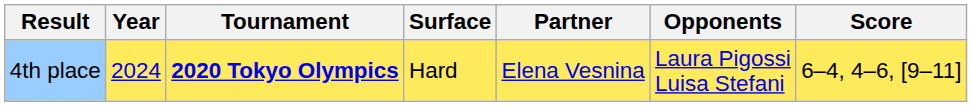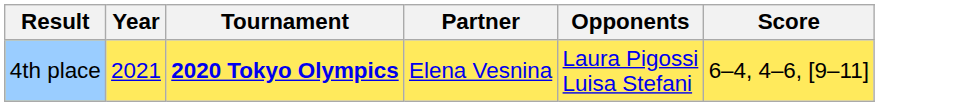- column: (450, 22)
(136, 70) 2024 -> (136, 70) 2021
